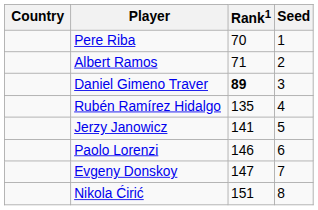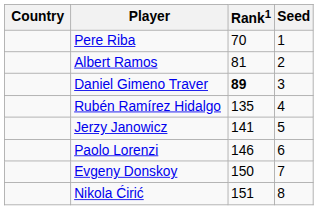(239, 62) 71 -> (239, 62) 81
(242, 171) 147 -> (242, 171) 150
